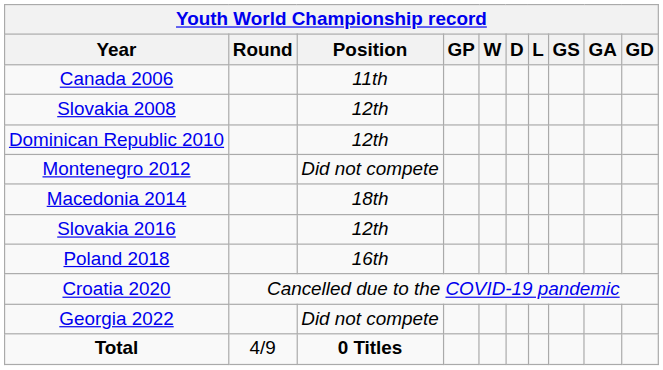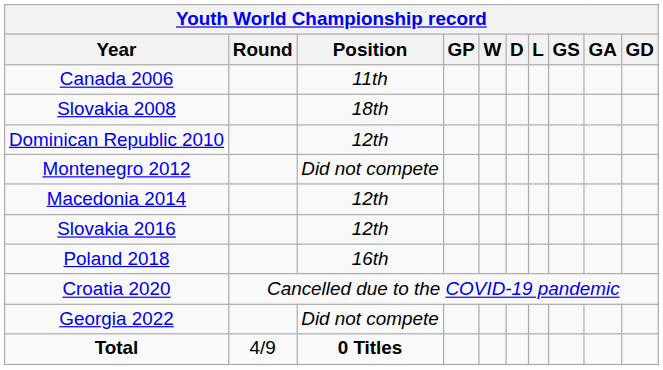(370, 109) 12th -> (370, 109) 18th
(370, 199) 18th -> (370, 199) 12th
